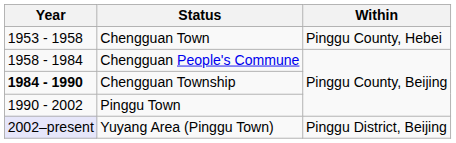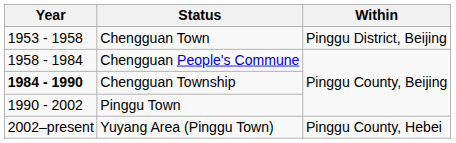(374, 37) Pinggu County, Hebei -> (376, 37) Pinggu District, Beijing
(51, 127) lavender background -> (51, 127) no background
(376, 127) Pinggu District, Beijing -> (374, 127) Pinggu County, Hebei
